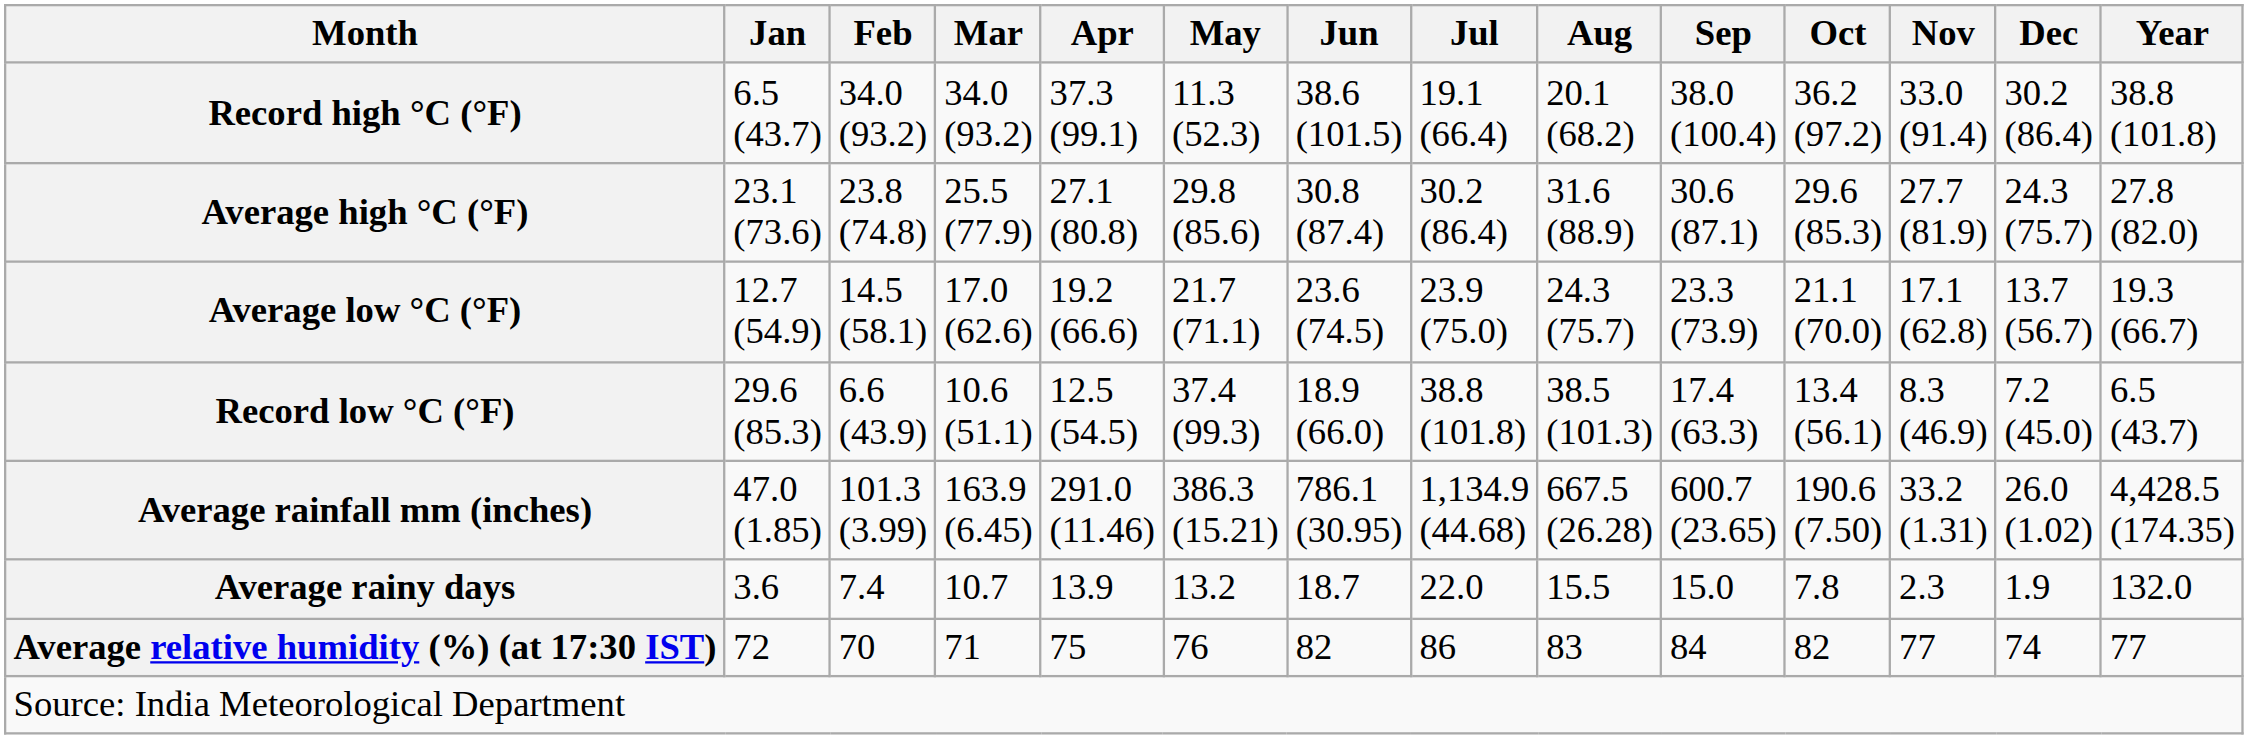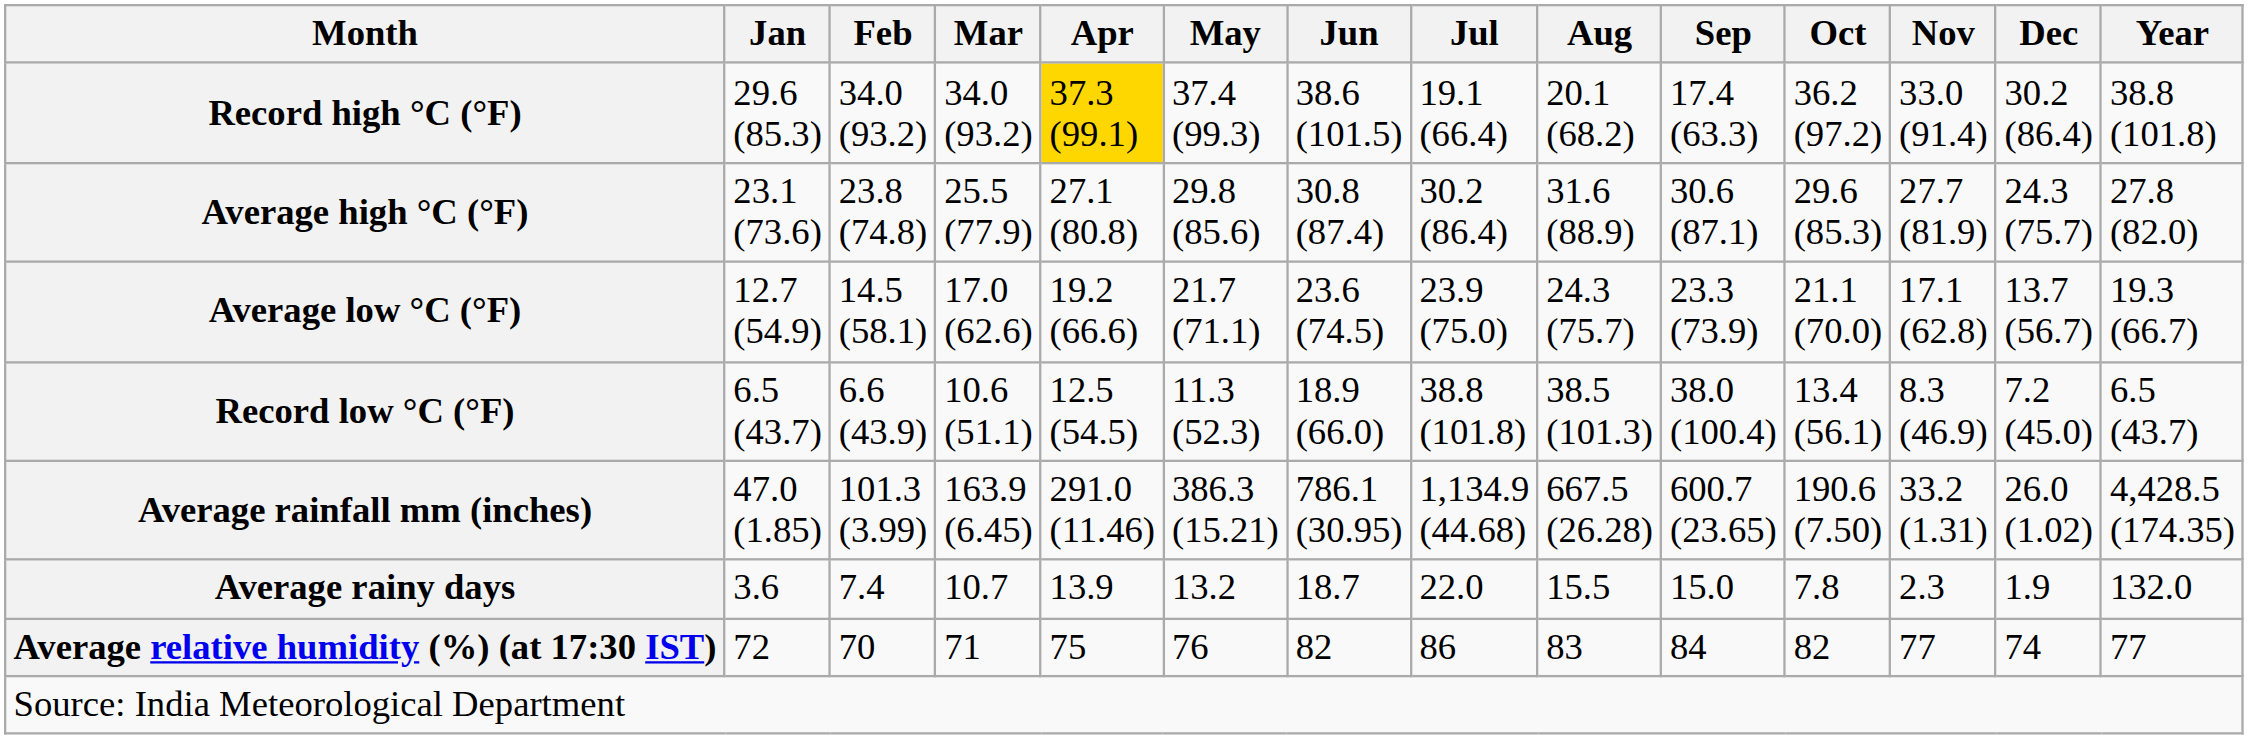(778, 112) 6.5 (43.7) -> (778, 112) 29.6 (85.3)
(1094, 112) no background -> (1094, 112) gold background
(1216, 112) 11.3 (52.3) -> (1216, 112) 37.4 (99.3)
(1723, 112) 38.0 (100.4) -> (1714, 112) 17.4 (63.3)
(778, 410) 29.6 (85.3) -> (778, 410) 6.5 (43.7)
(1216, 410) 37.4 (99.3) -> (1216, 410) 11.3 (52.3)
(1714, 410) 17.4 (63.3) -> (1723, 410) 38.0 (100.4)
